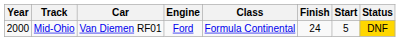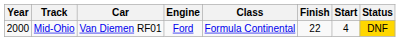(315, 29) 24 -> (315, 29) 22
(346, 29) 5 -> (346, 29) 4
